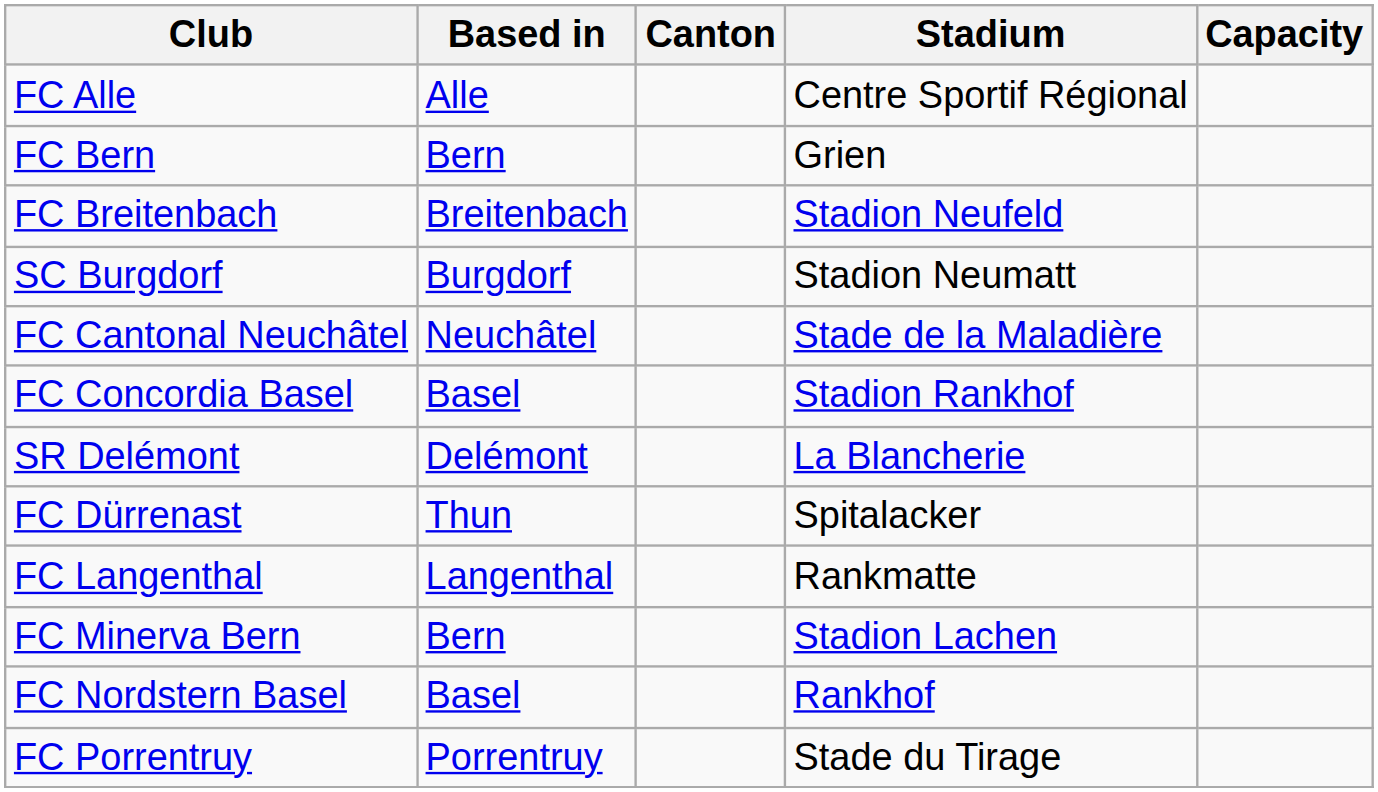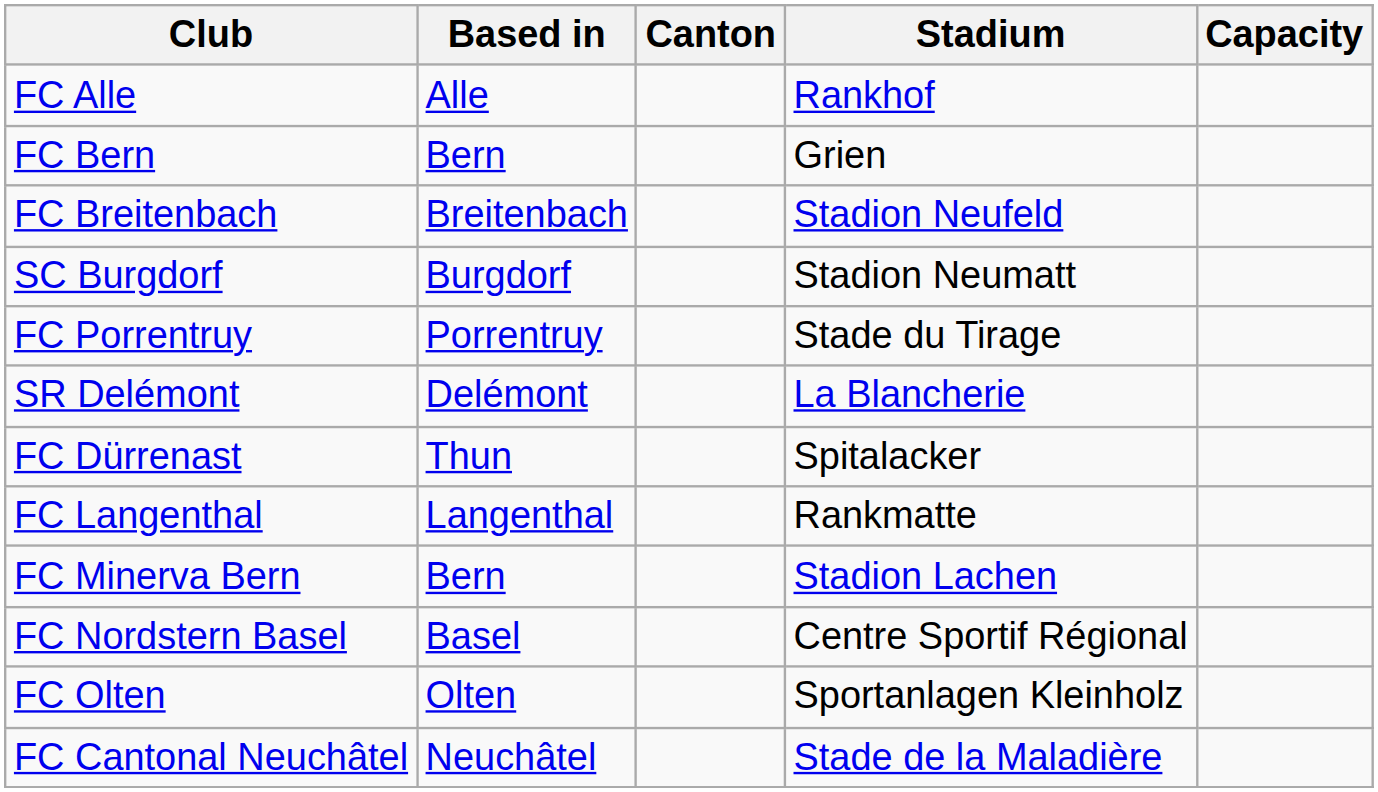(991, 94) Centre Sportif Régional -> (864, 94) Rankhof
rows swapped: (211, 335) <-> (133, 756)
- row: (184, 395)
(864, 696) Rankhof -> (991, 635) Centre Sportif Régional
+ row: (90, 696)
